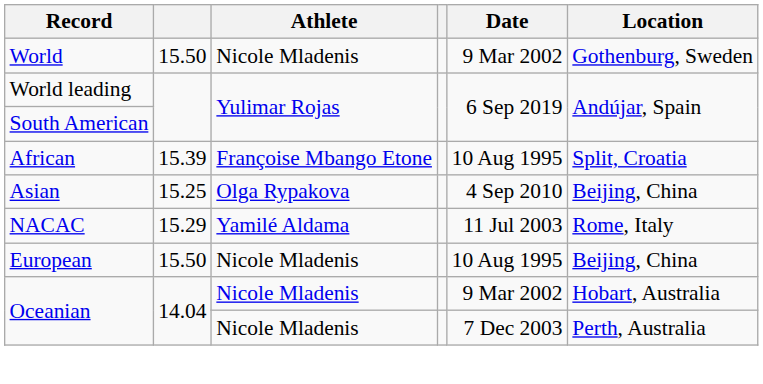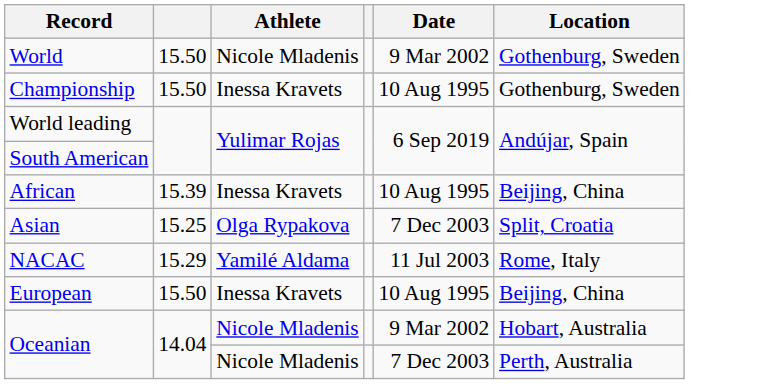+ row: (72, 89)
(324, 157) Françoise Mbango Etone -> (279, 191) Inessa Kravets
(630, 157) Split, Croatia -> (562, 191) Beijing, China
(514, 191) 4 Sep 2010 -> (440, 225) 7 Dec 2003
(635, 191) Beijing, China -> (556, 225) Split, Croatia
(288, 259) Nicole Mladenis -> (279, 293) Inessa Kravets
